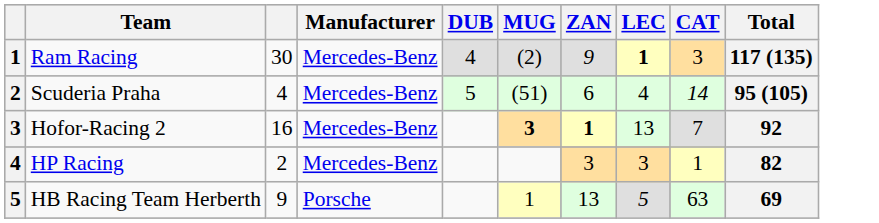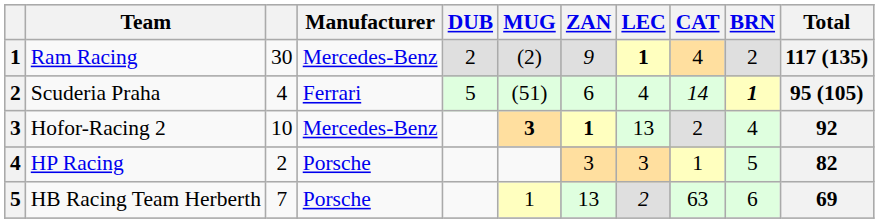+ column: (752, 21)
(470, 57) 4 -> (470, 57) 2
(698, 57) 3 -> (698, 57) 4
(370, 92) Mercedes-Benz -> (332, 92) Ferrari
(282, 128) 16 -> (282, 128) 10
(698, 128) 7 -> (698, 128) 2
(370, 163) Mercedes-Benz -> (337, 163) Porsche
(282, 199) 9 -> (282, 199) 7
(643, 199) 5 -> (643, 199) 2
